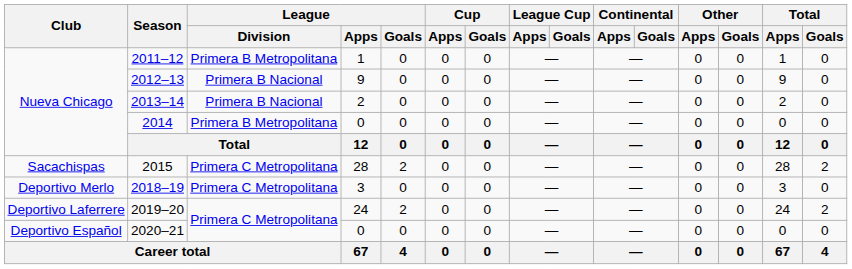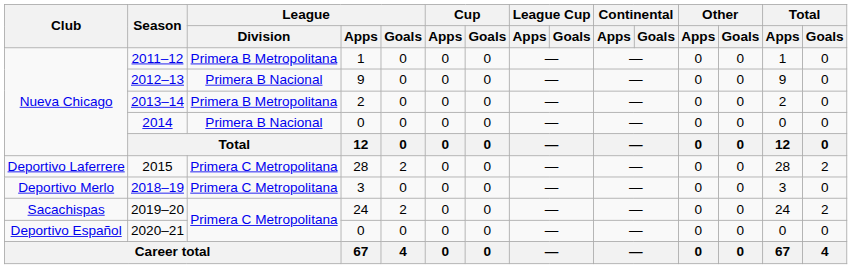(264, 101) Primera B Nacional -> (264, 101) Primera B Metropolitana
(264, 123) Primera B Metropolitana -> (264, 123) Primera B Nacional
(66, 166) Sacachispas -> (66, 166) Deportivo Laferrere
(66, 209) Deportivo Laferrere -> (66, 209) Sacachispas
